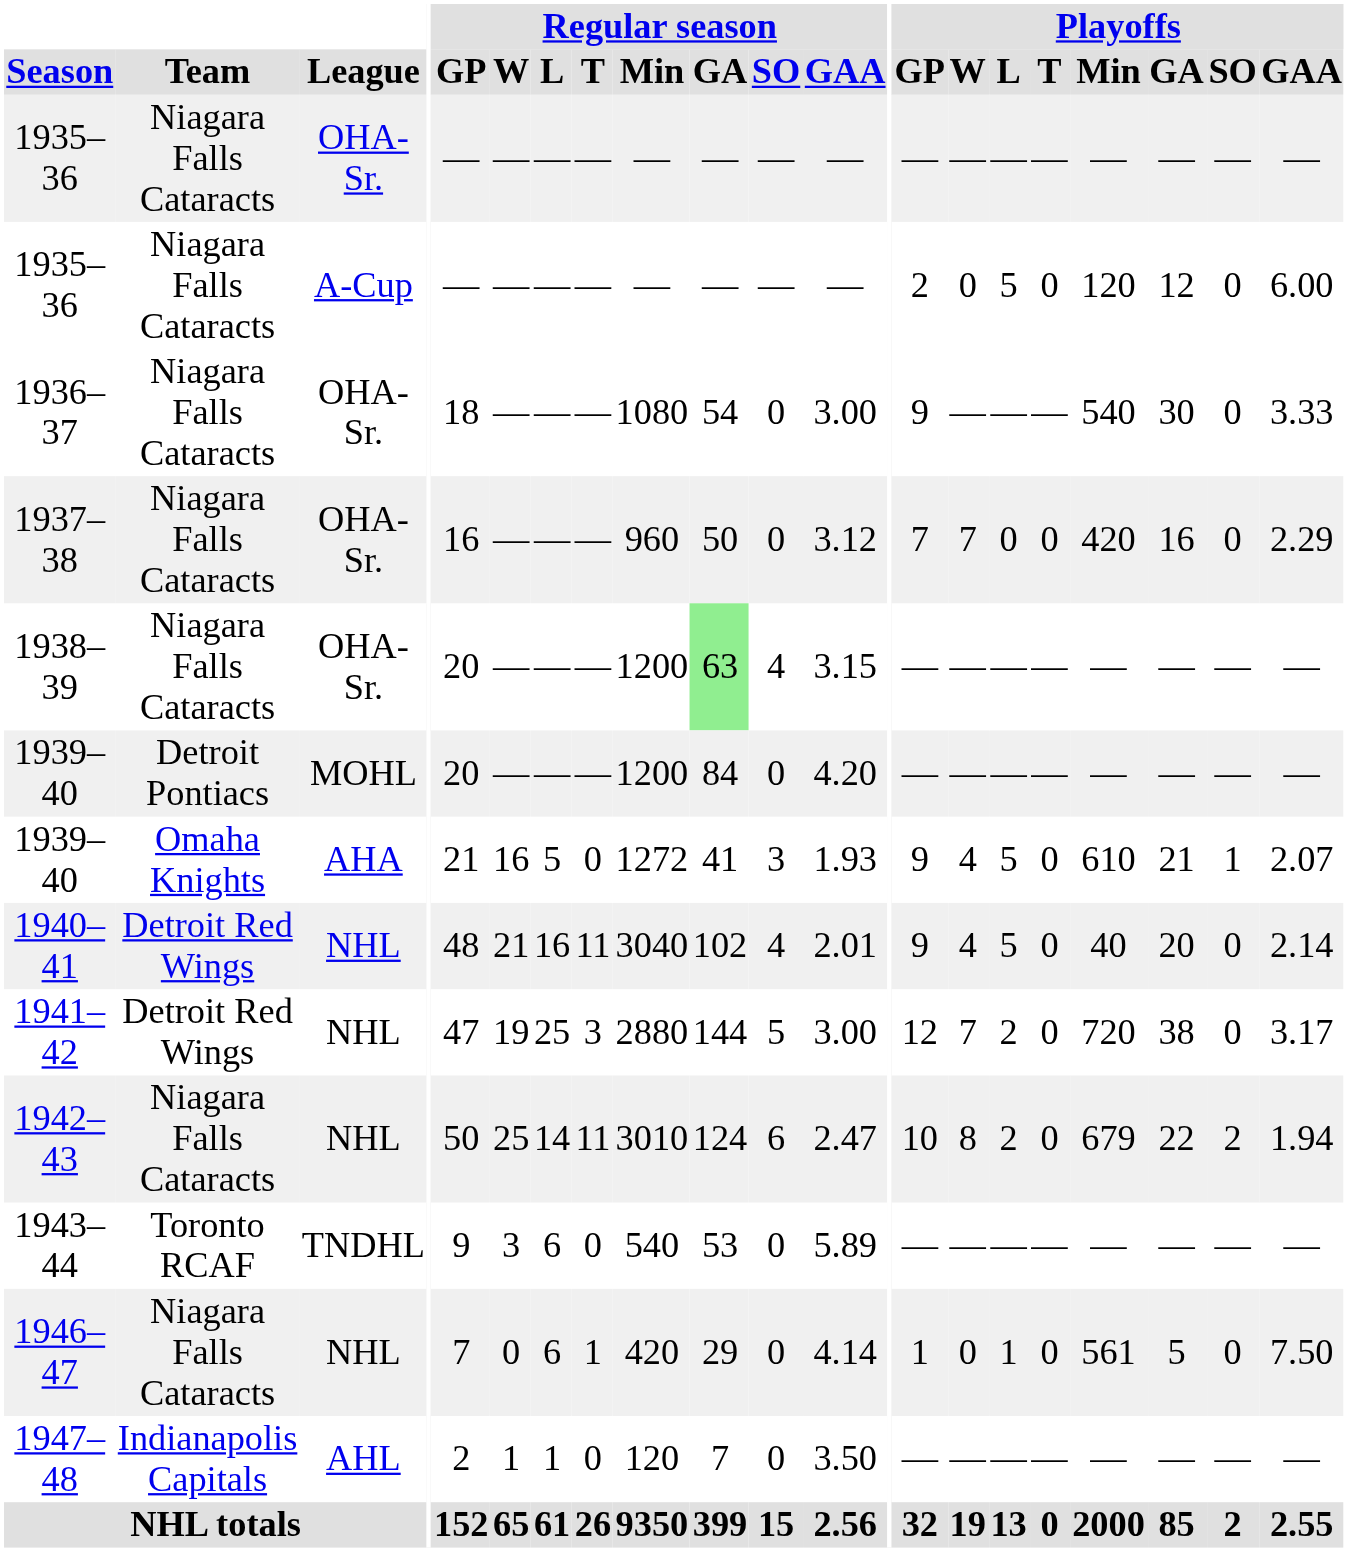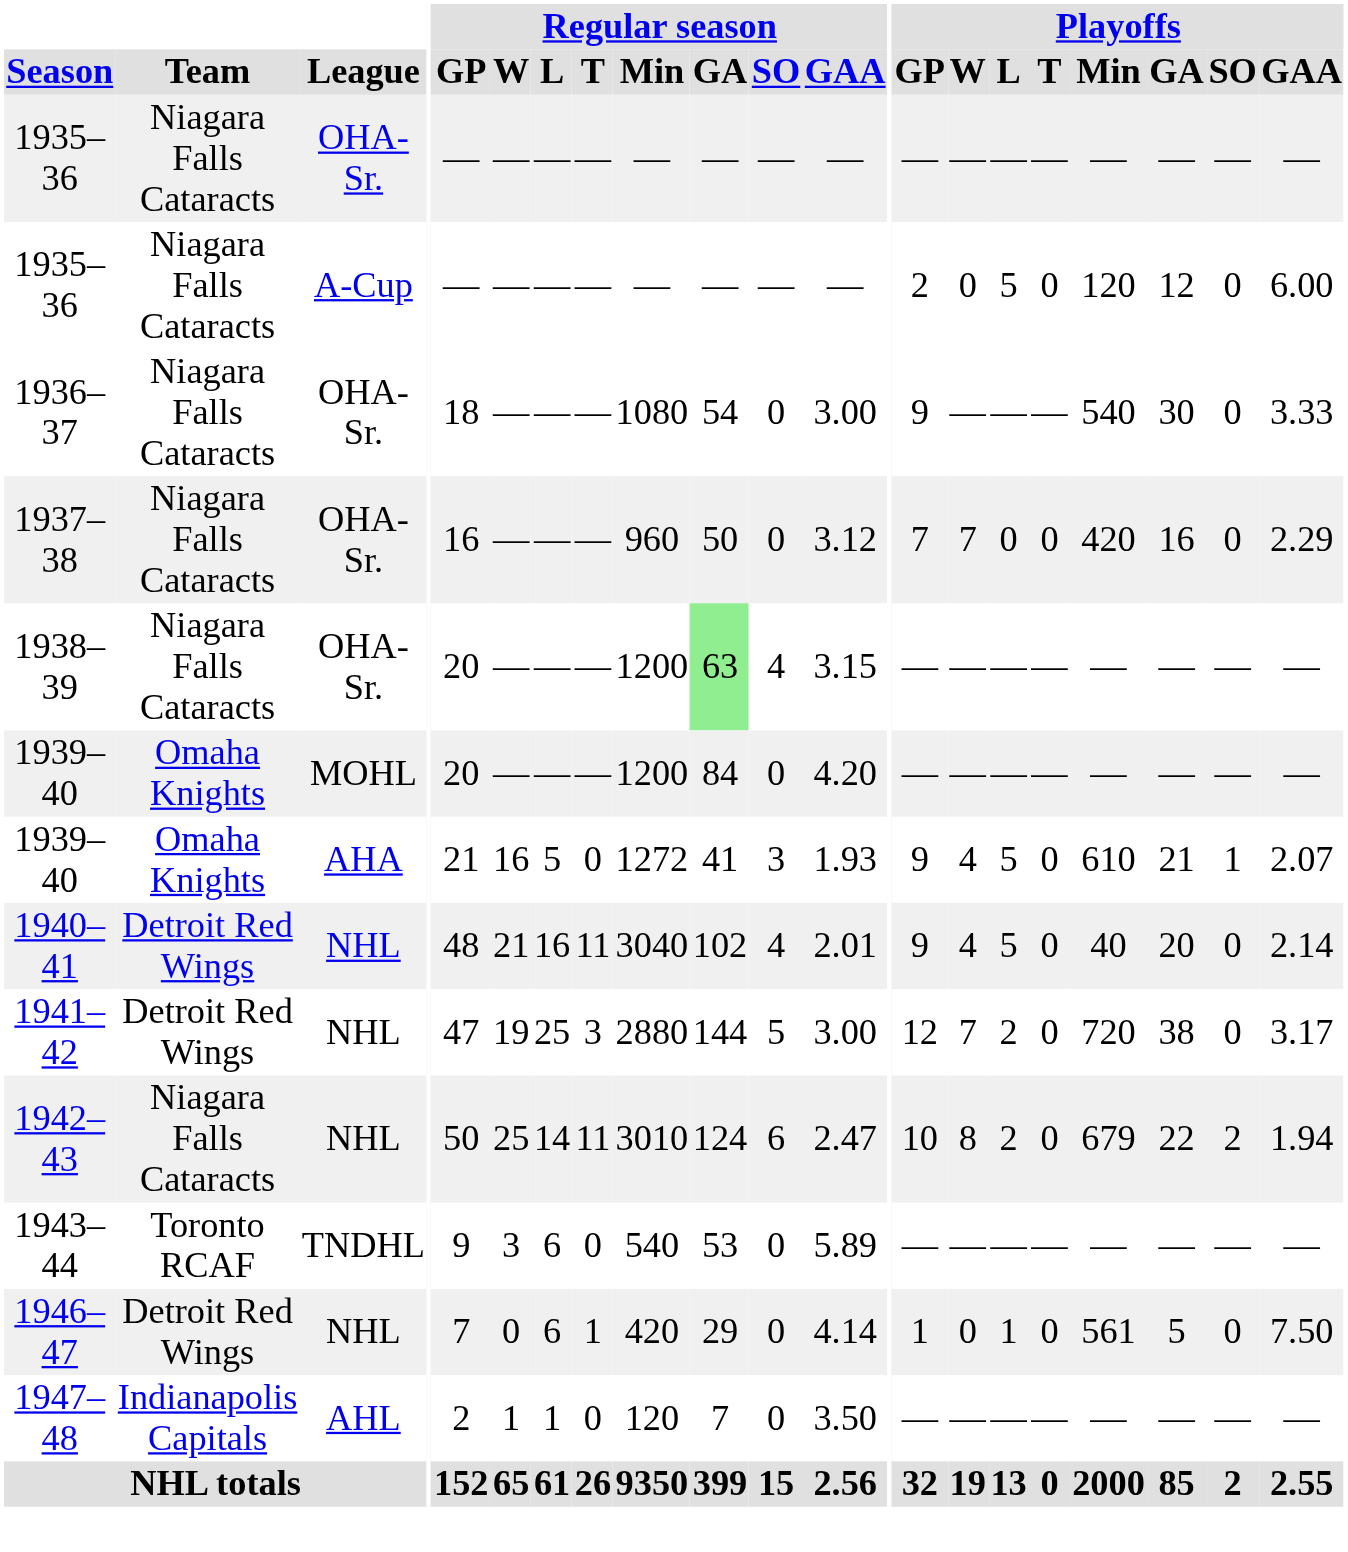(208, 772) Detroit Pontiacs -> (208, 772) Omaha Knights
(208, 1351) Niagara Falls Cataracts -> (208, 1331) Detroit Red Wings
